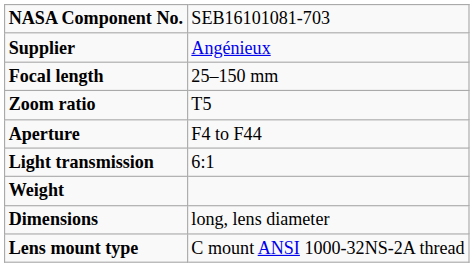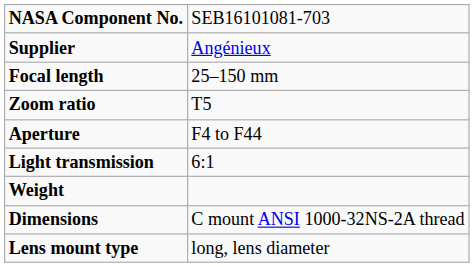(260, 219) long, lens diameter -> (328, 219) C mount ANSI 1000-32NS-2A thread
(328, 248) C mount ANSI 1000-32NS-2A thread -> (260, 248) long, lens diameter
